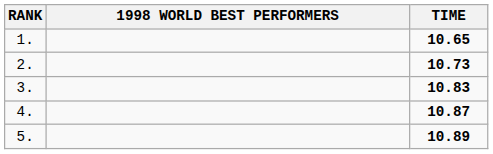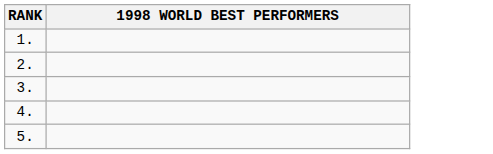- column: (449, 16)
